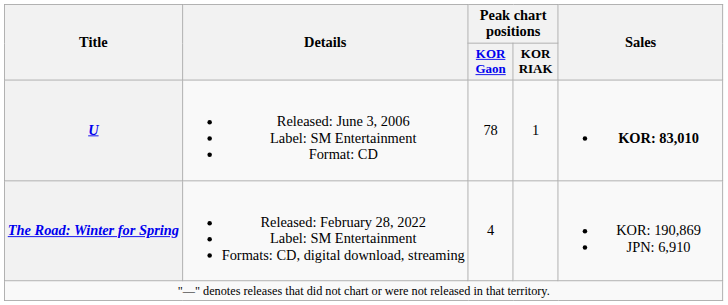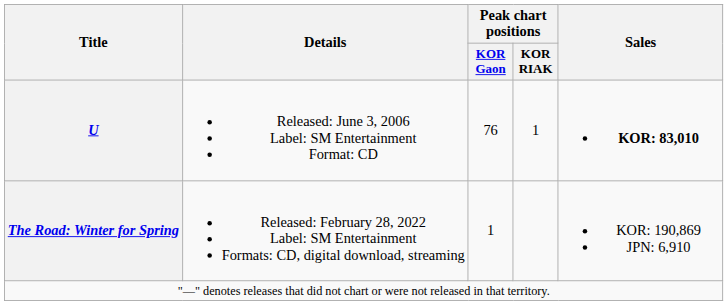(491, 130) 78 -> (491, 130) 76
(491, 230) 4 -> (491, 230) 1
